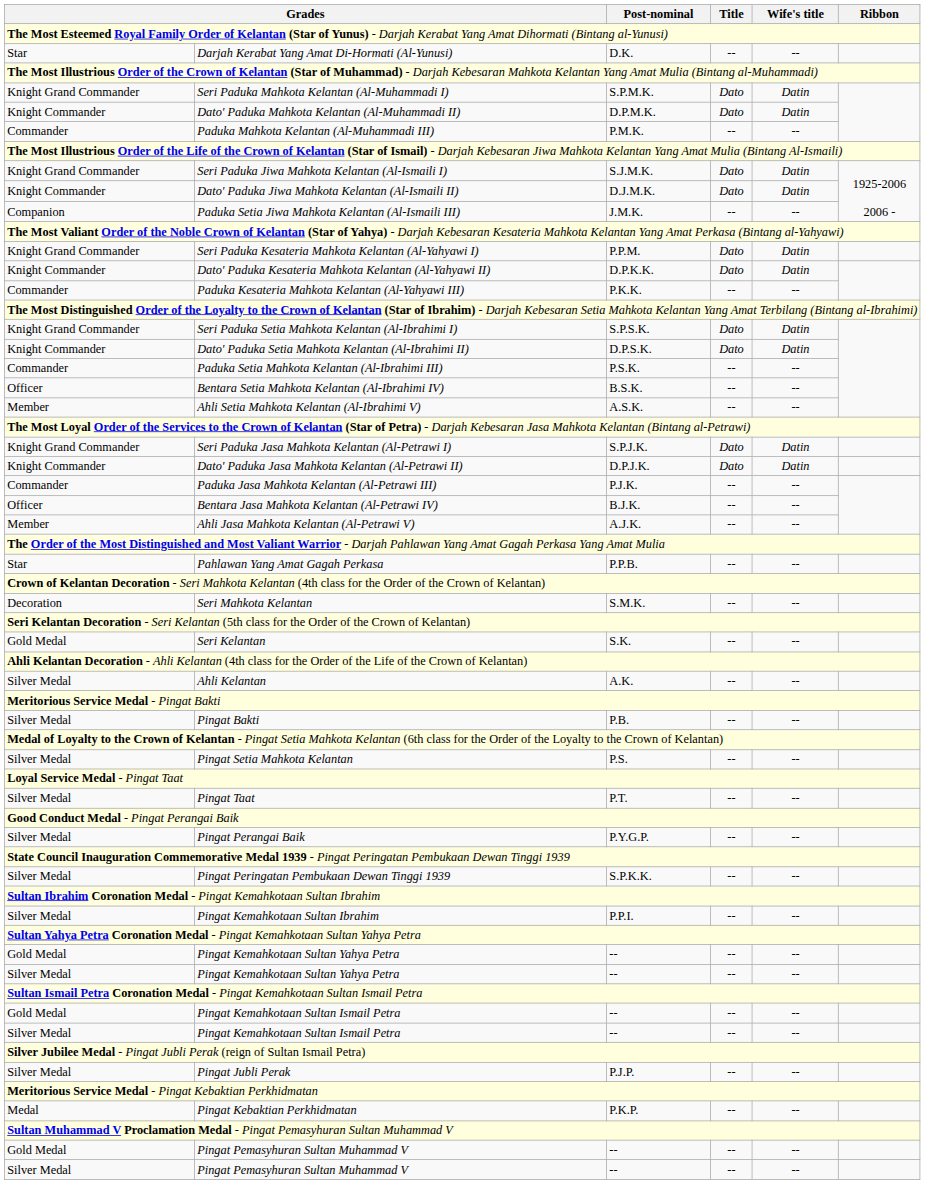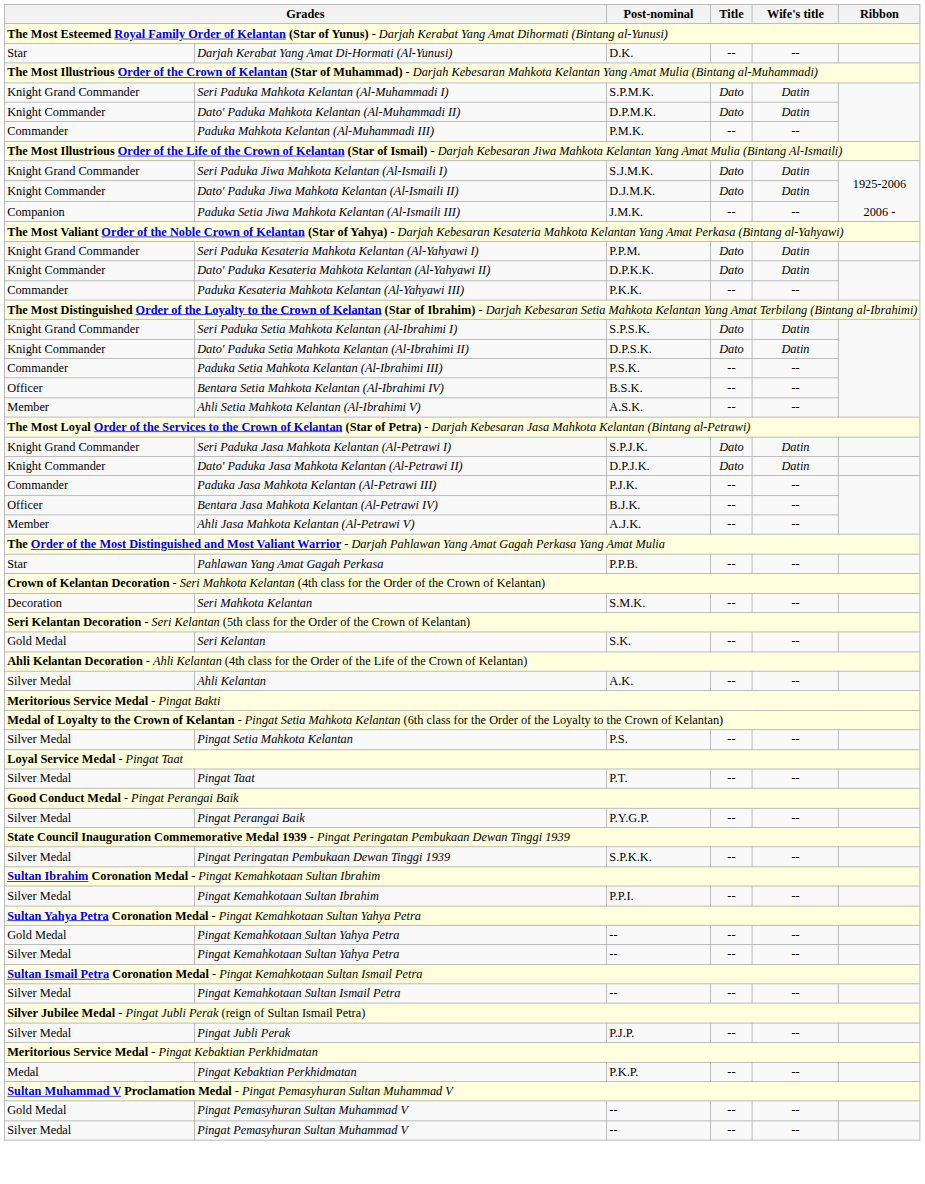- row: (39, 720)
- row: (37, 1013)
